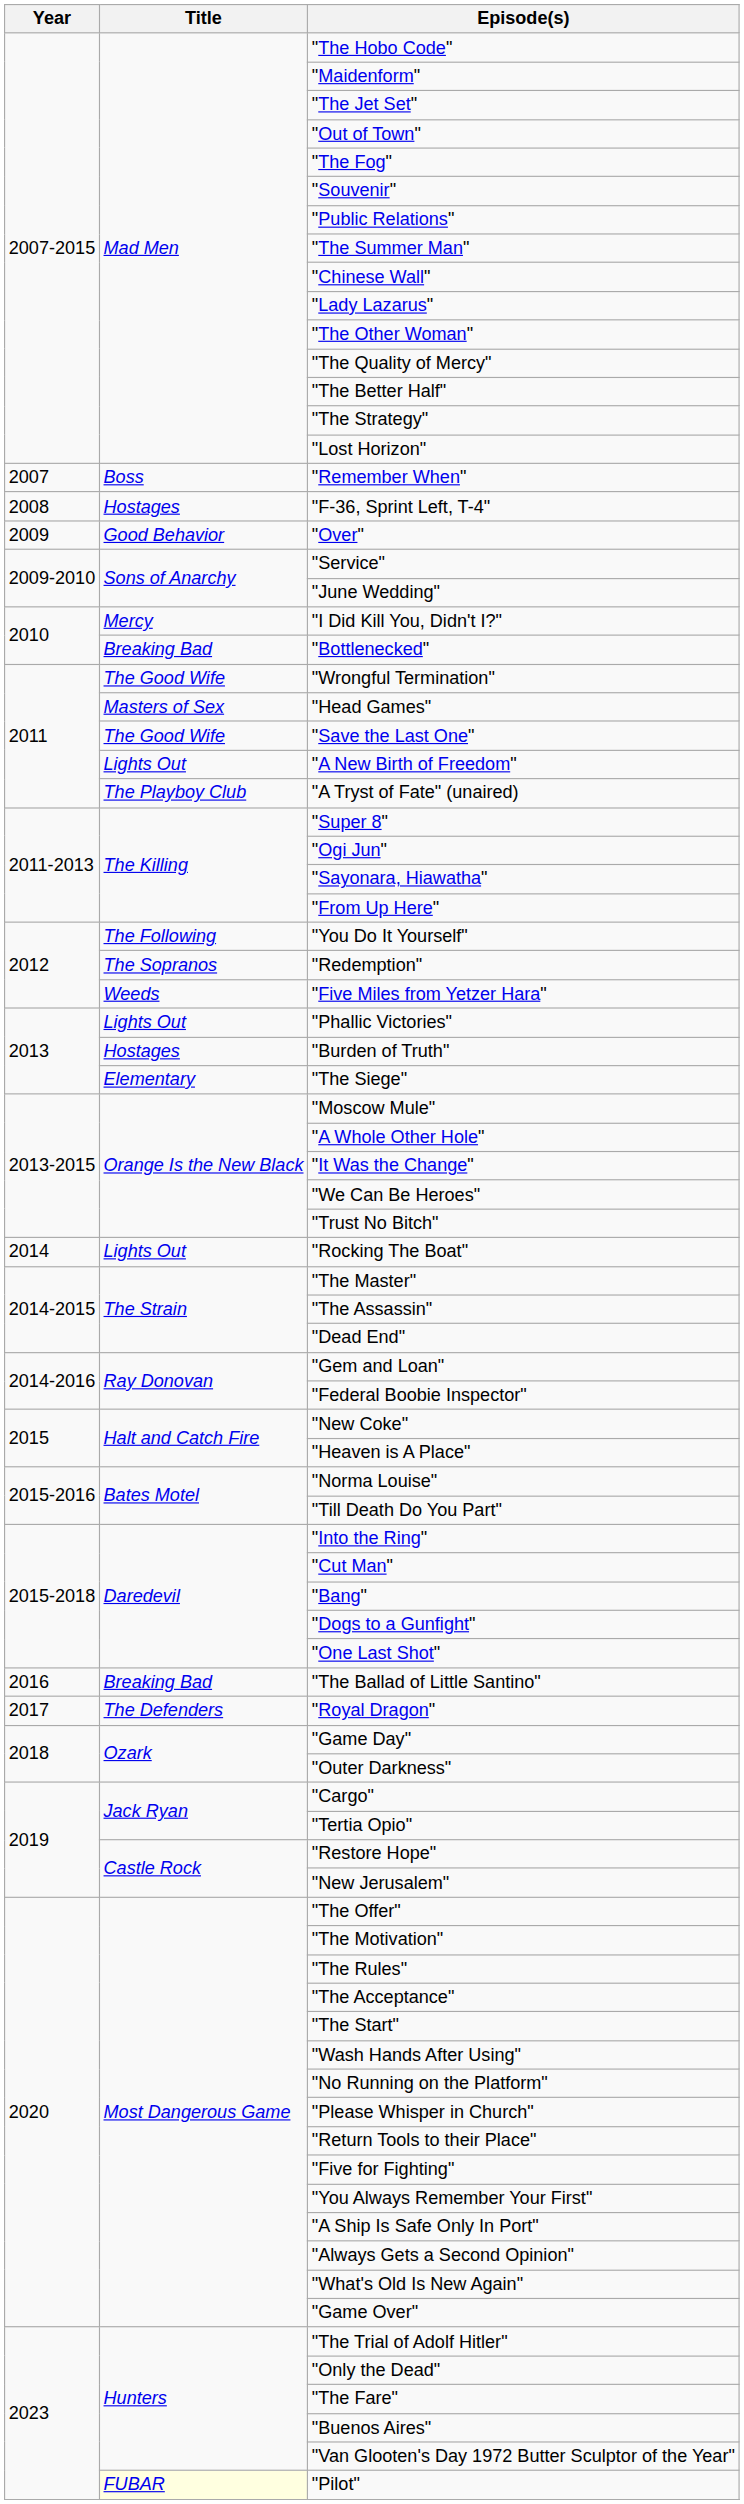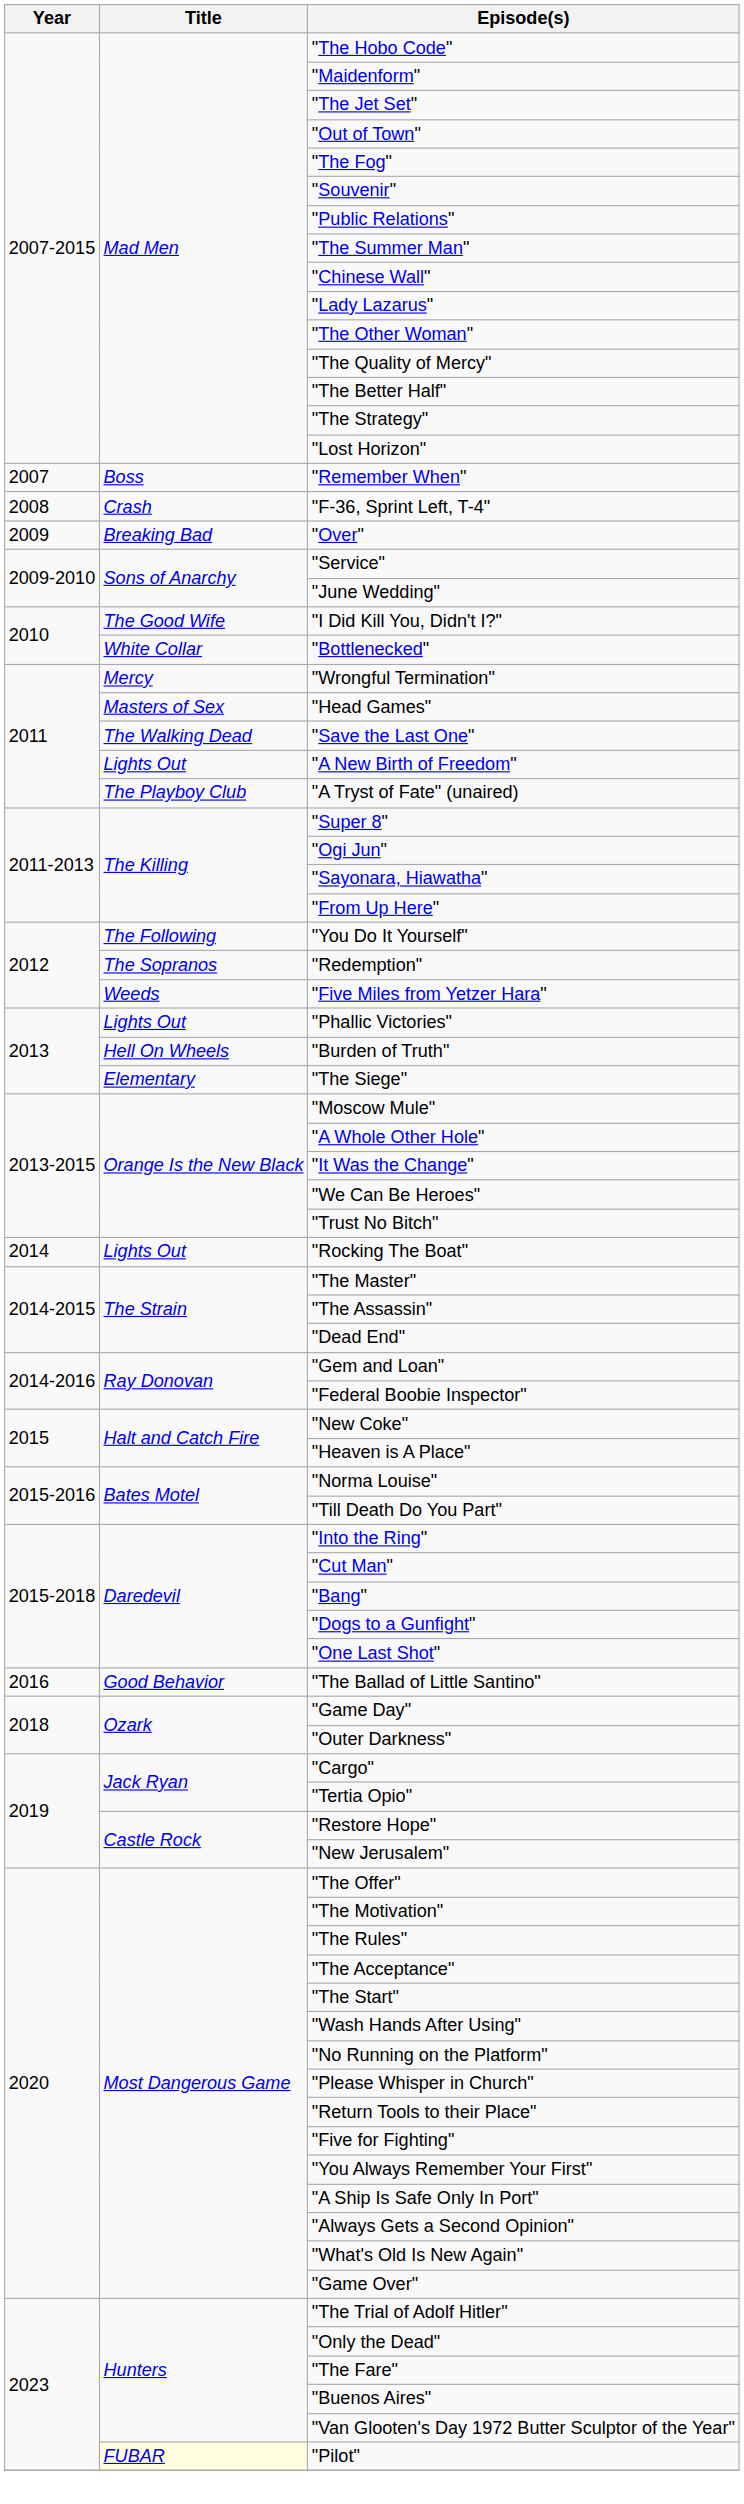(142, 506) Hostages -> (128, 506) Crash
(164, 534) Good Behavior -> (158, 534) Breaking Bad
(128, 620) Mercy -> (164, 620) The Good Wife
(158, 649) Breaking Bad -> (153, 649) White Collar
(164, 678) The Good Wife -> (128, 678) Mercy
(164, 735) The Good Wife -> (178, 735) The Walking Dead
(142, 1051) Hostages -> (166, 1051) Hell On Wheels
(158, 1681) Breaking Bad -> (164, 1681) Good Behavior
- row: (374, 1710)
